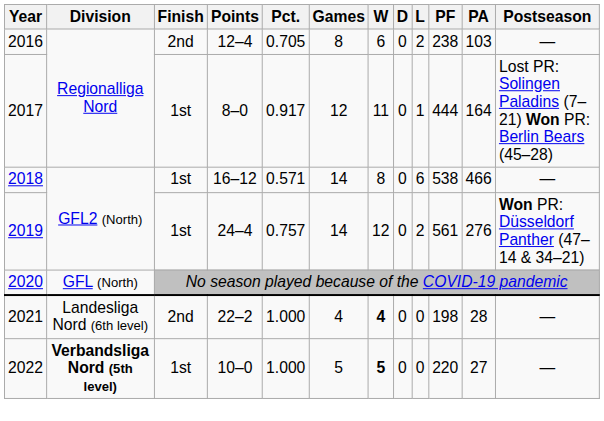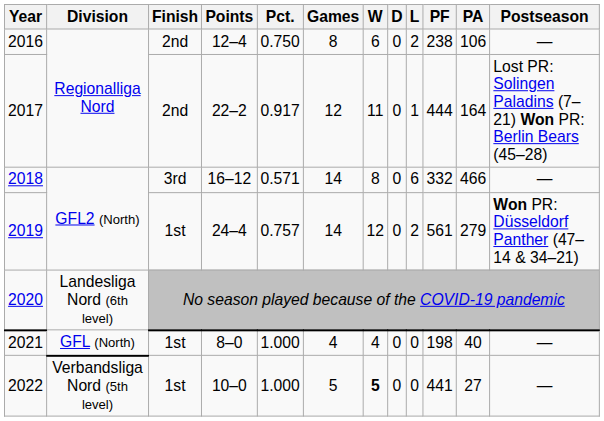(286, 41) 0.705 -> (280, 41) 0.750
(479, 41) 103 -> (473, 41) 106
(181, 110) 1st -> (175, 110) 2nd
(235, 110) 8–0 -> (229, 110) 22–2
(181, 179) 1st -> (175, 179) 3rd
(445, 179) 538 -> (440, 179) 332
(479, 231) 276 -> (473, 231) 279
(100, 282) GFL (North) -> (97, 300) Landesliga Nord (6th level)
(100, 317) Landesliga Nord (6th level) -> (97, 342) GFL (North)
(181, 317) 2nd -> (175, 343) 1st
(235, 317) 22–2 -> (229, 343) 8–0
(381, 317) bold -> (375, 343) normal
(479, 317) 28 -> (473, 343) 40
(100, 368) bold -> (97, 386) normal
(445, 368) 220 -> (440, 385) 441
